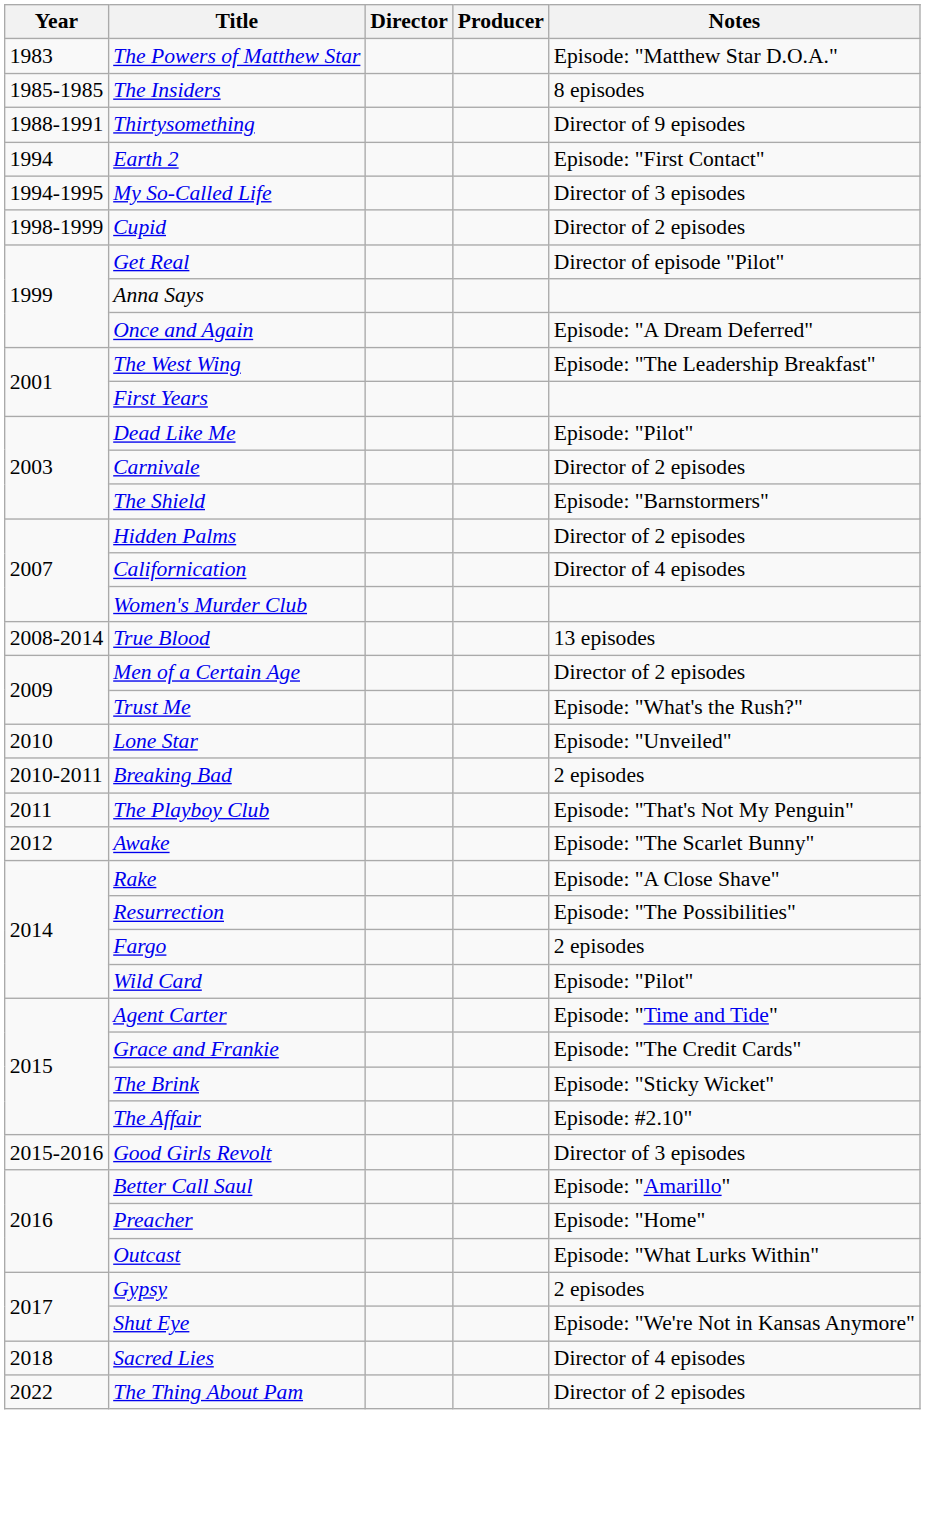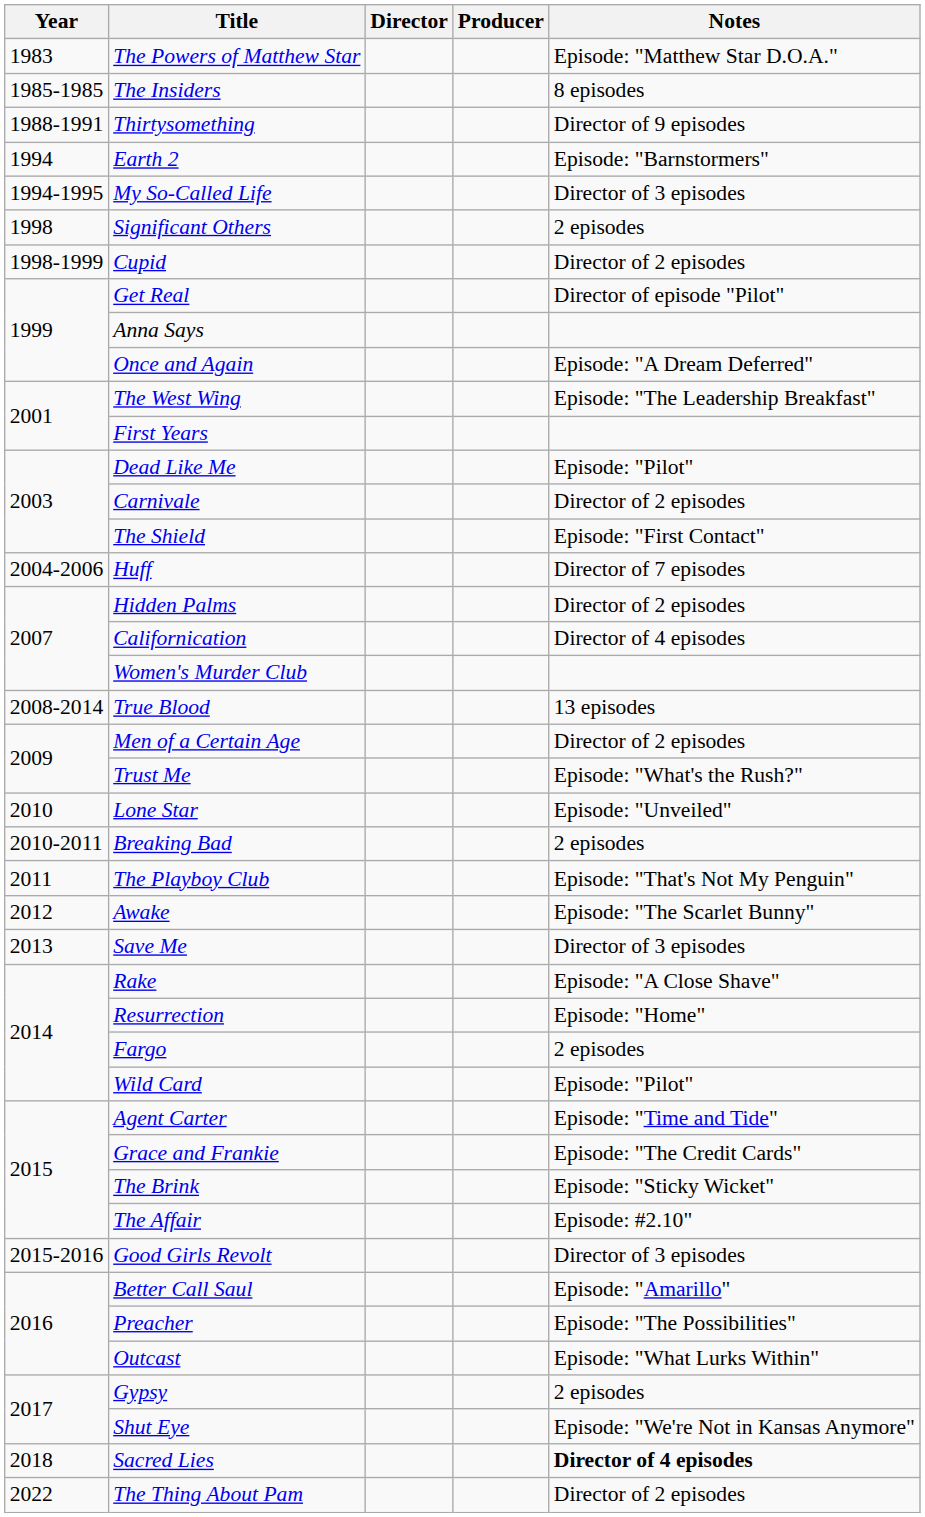(659, 158) Episode: "First Contact" -> (661, 158) Episode: "Barnstormers"
+ row: (192, 227)
(661, 501) Episode: "Barnstormers" -> (659, 535) Episode: "First Contact"
+ row: (132, 569)
+ row: (150, 946)
(675, 912) Episode: "The Possibilities" -> (630, 1015) Episode: "Home"
(630, 1220) Episode: "Home" -> (675, 1323) Episode: "The Possibilities"
(649, 1357) normal -> (653, 1460) bold
